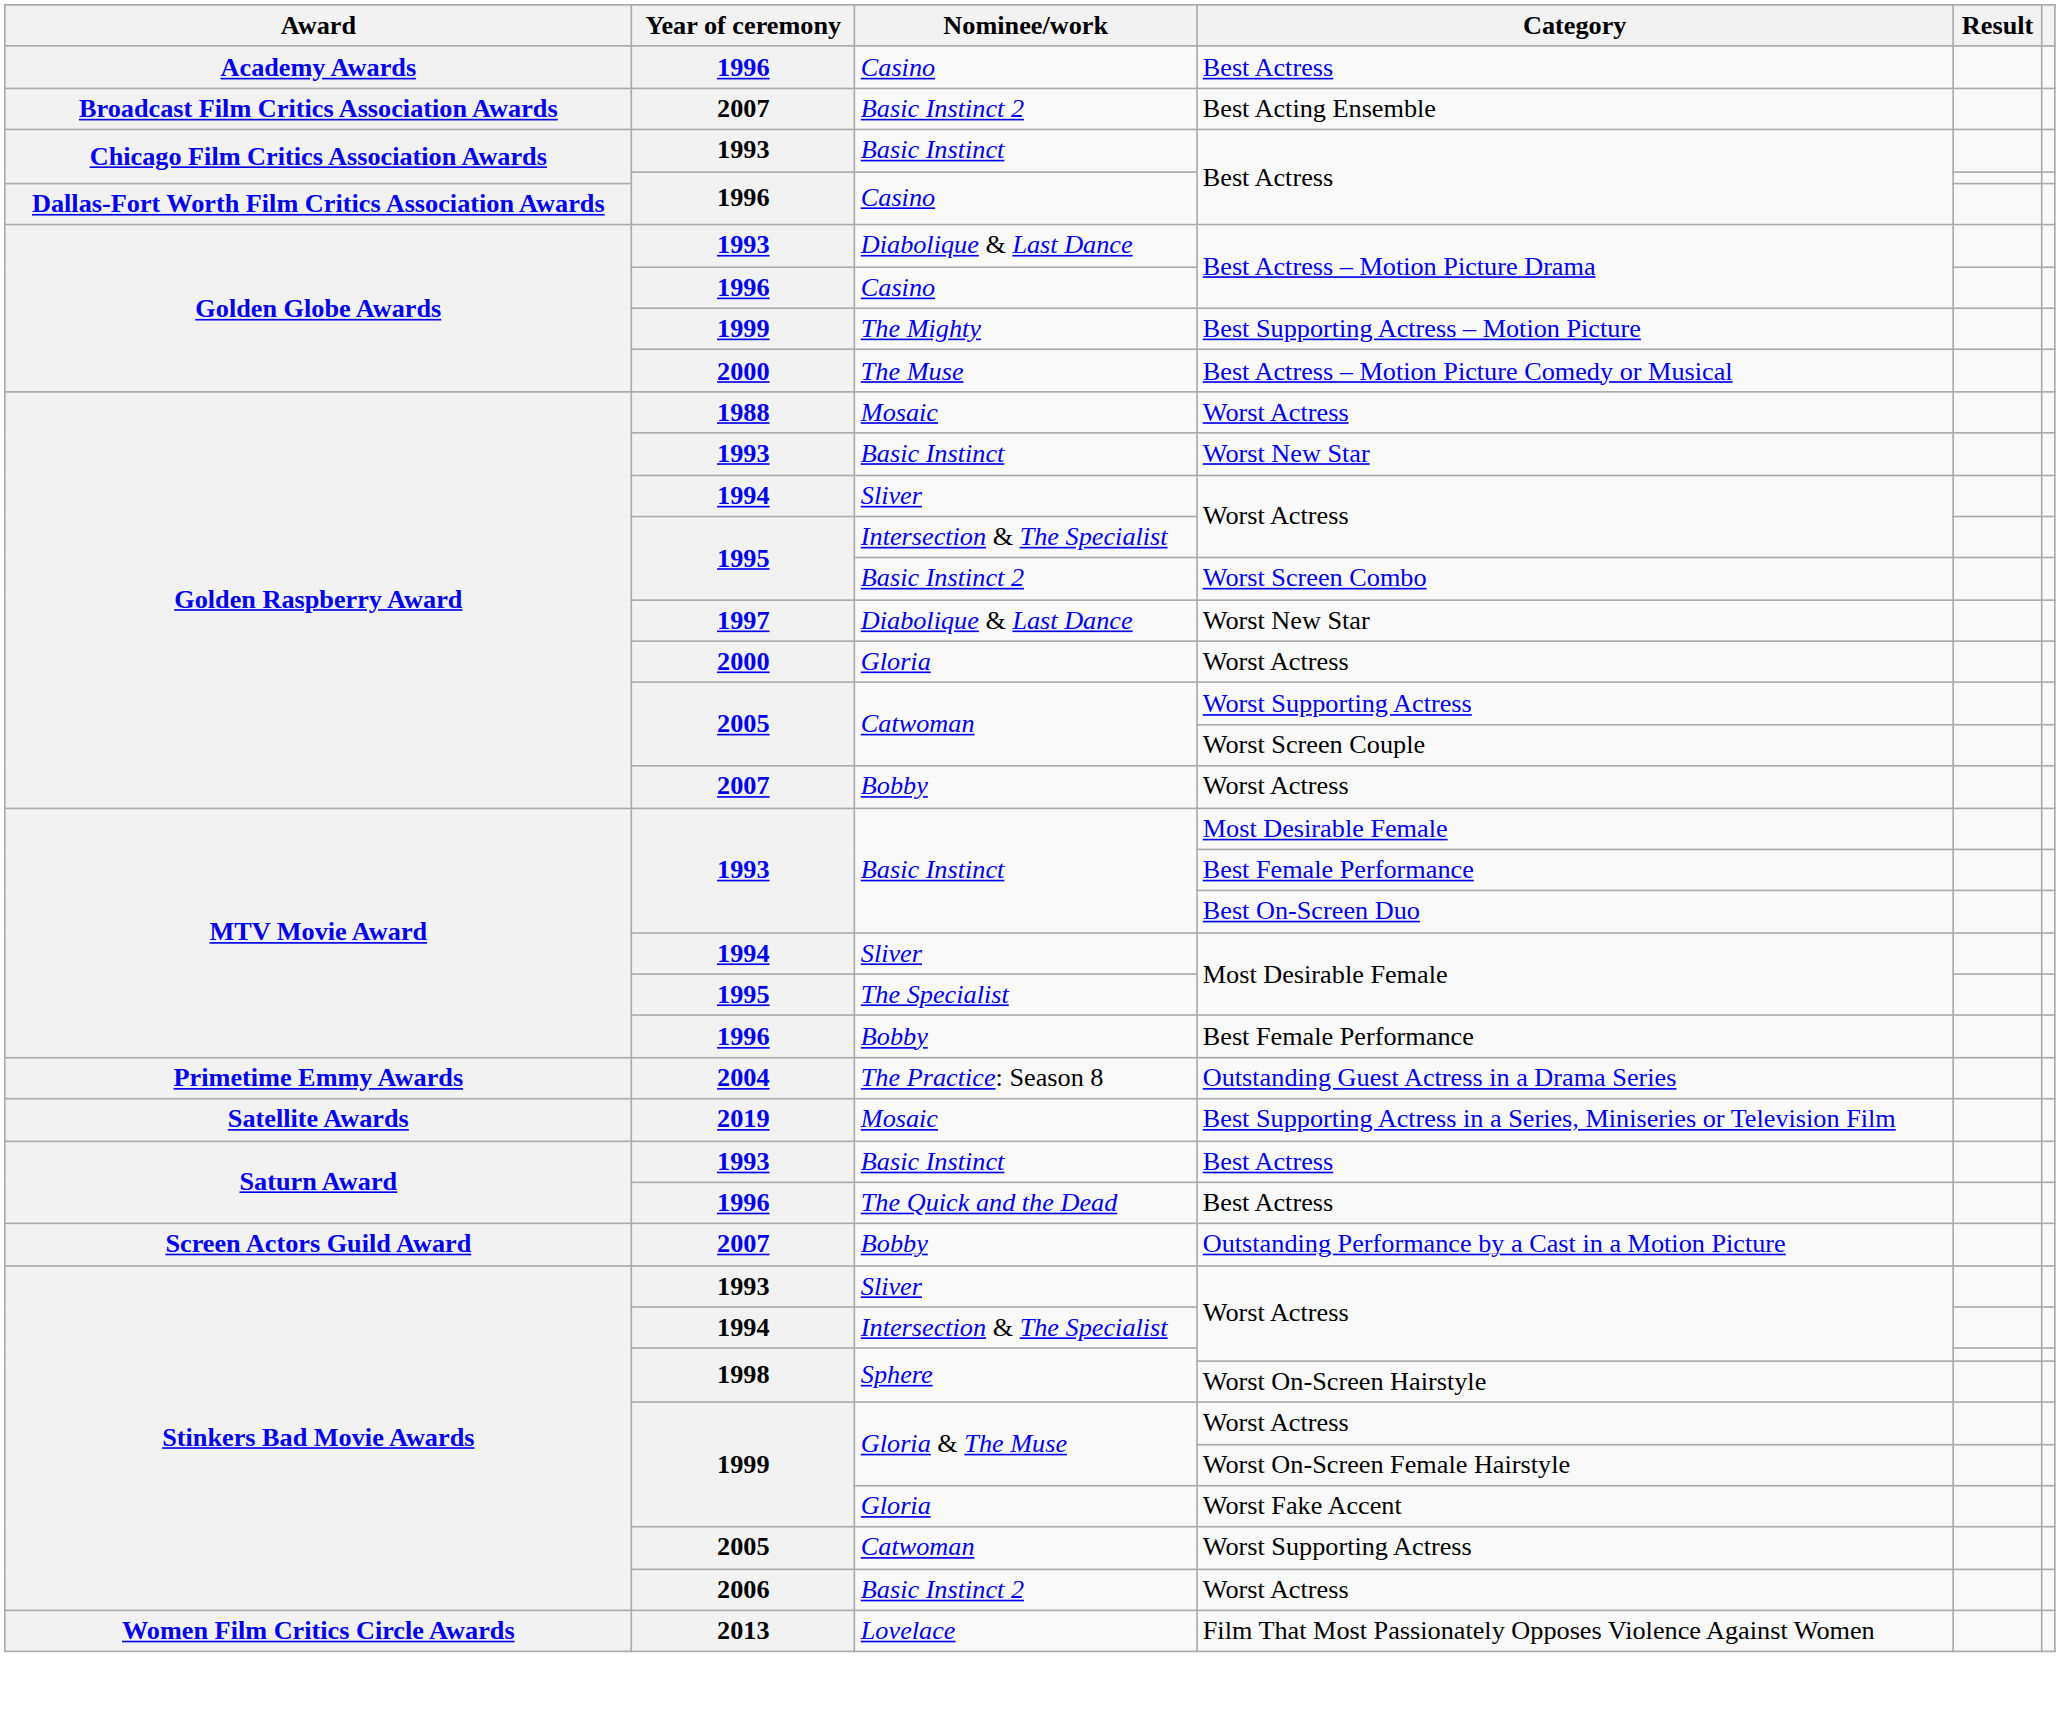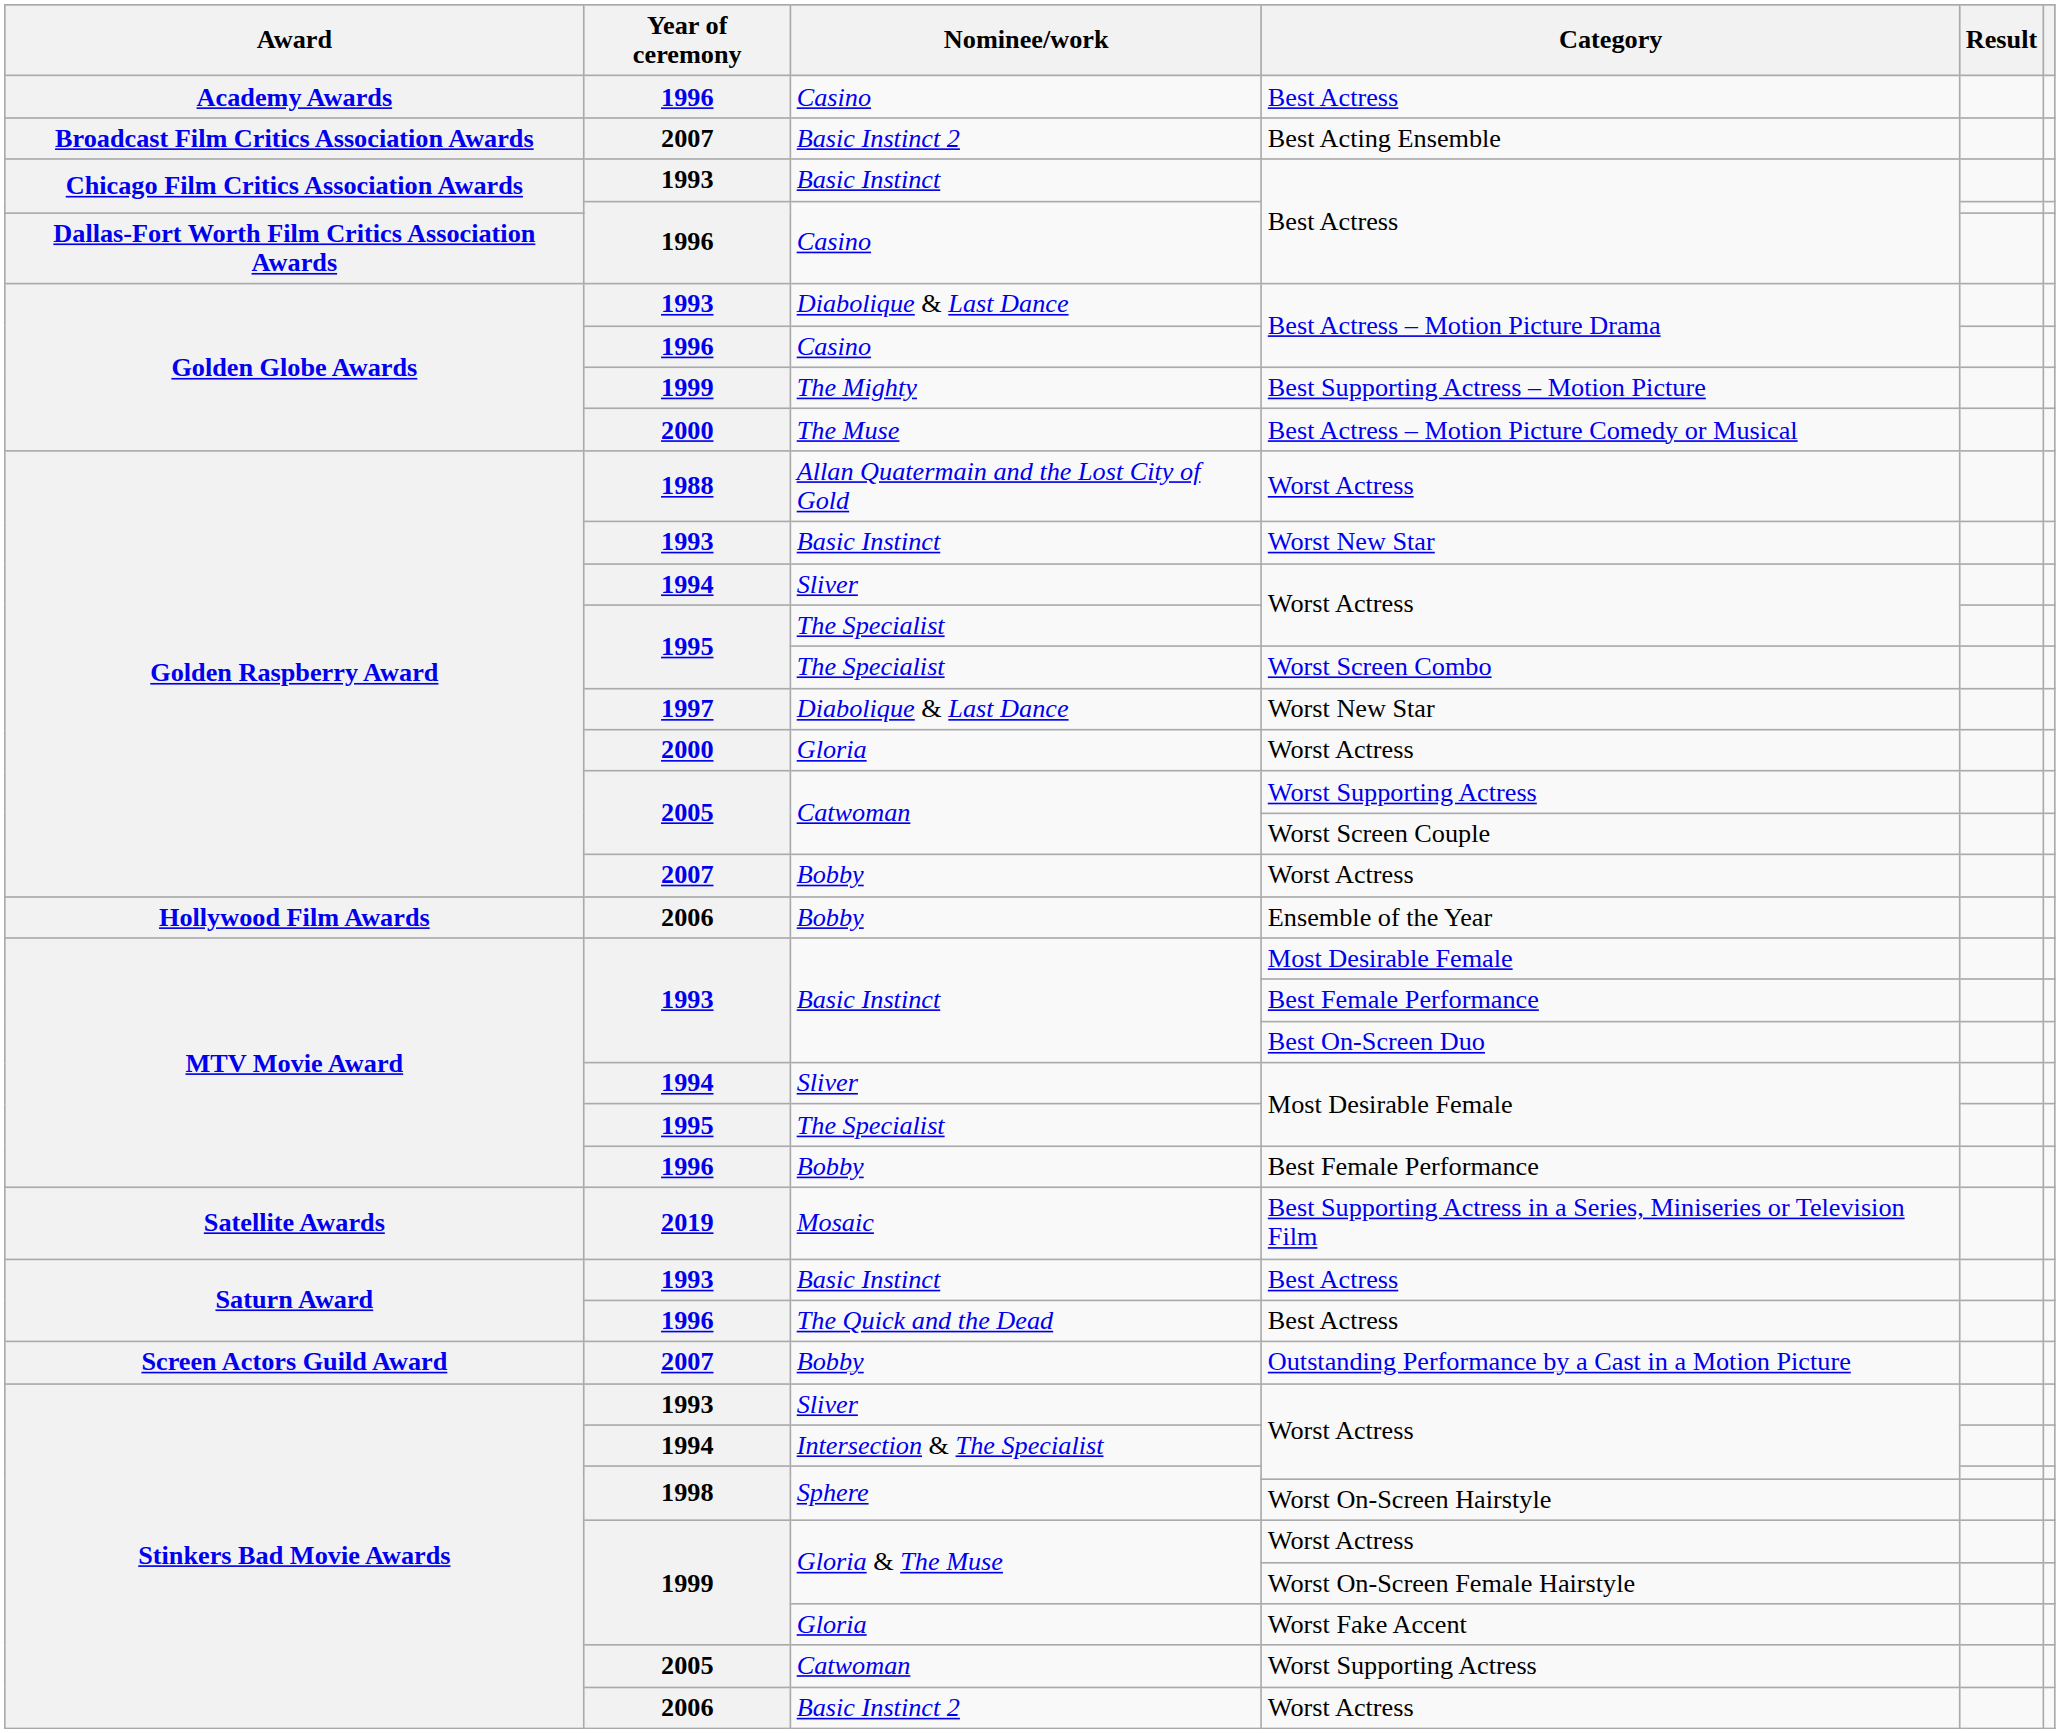(899, 411) Mosaic -> (999, 485) Allan Quatermain and the Lost City of Gold
(1014, 536) Intersection & The Specialist -> (871, 625) The Specialist
(942, 578) Basic Instinct 2 -> (871, 666) The Specialist
+ row: (687, 916)
- row: (743, 1077)
- row: (743, 1630)
